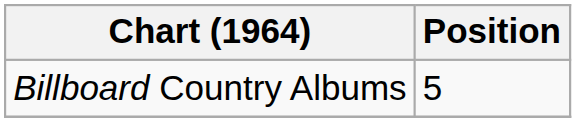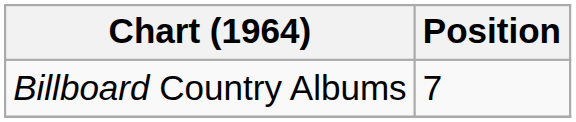(433, 87) 5 -> (433, 87) 7
